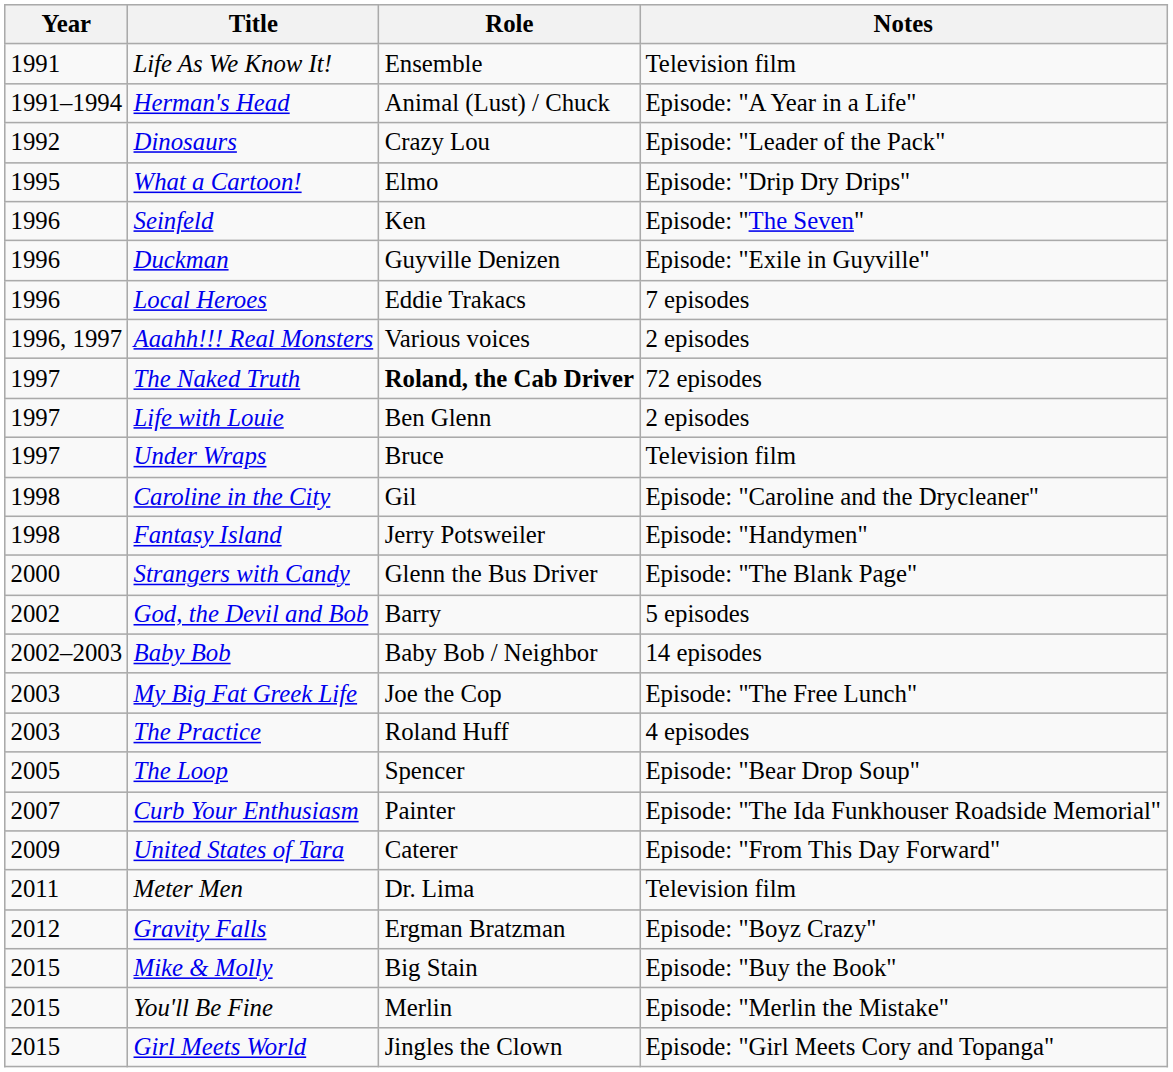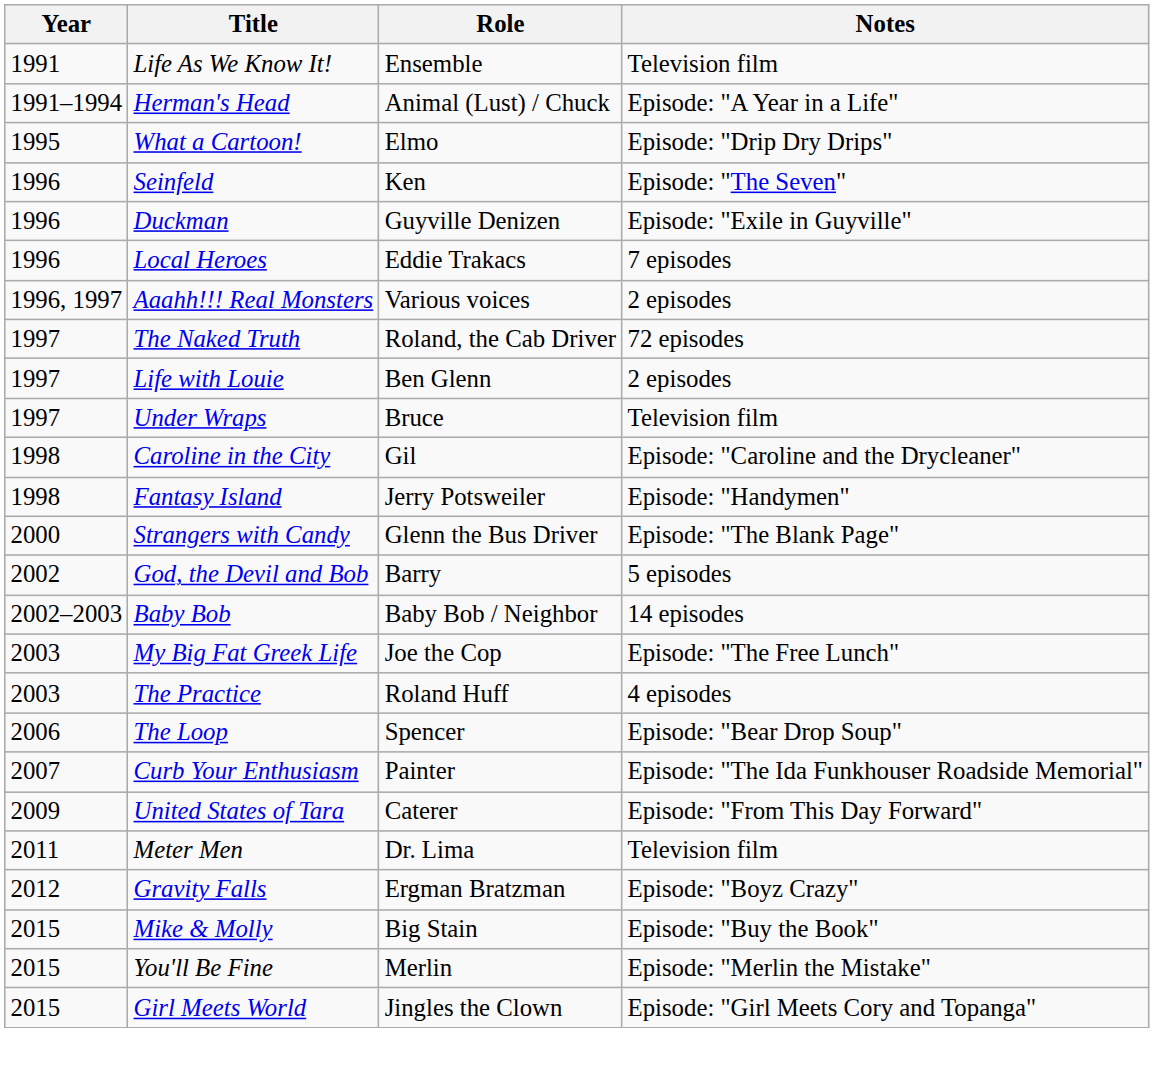- row: (185, 142)
(509, 378) bold -> (500, 338) normal
(35, 771) 2005 -> (35, 732) 2006
